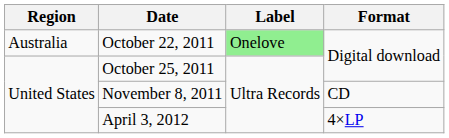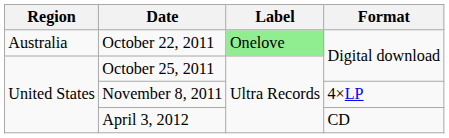(339, 94) CD -> (346, 94) 4×LP
(346, 119) 4×LP -> (339, 119) CD
